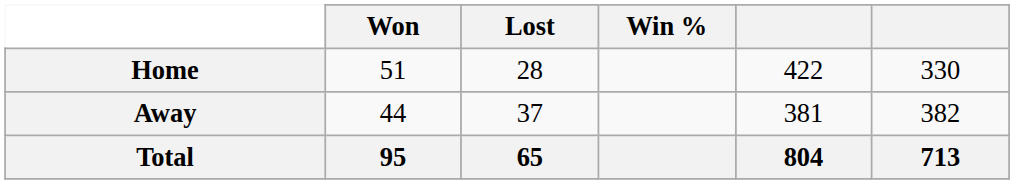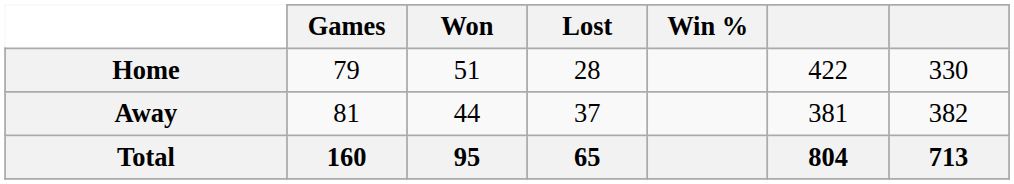+ column: (347, 26)
